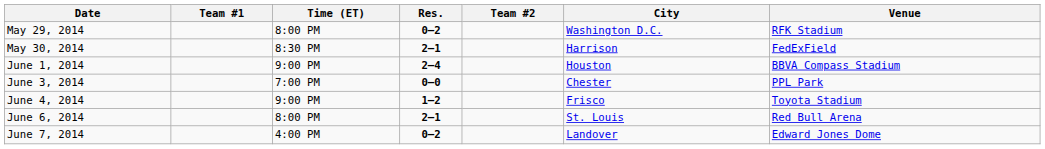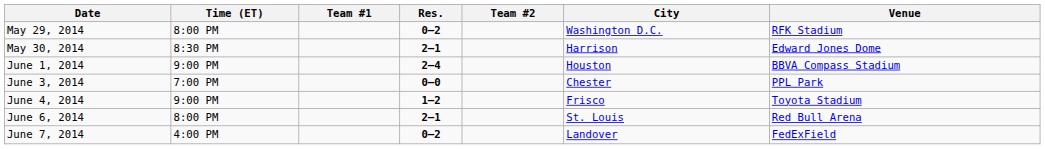columns swapped: (336, 13) <-> (222, 13)
(804, 48) FedExField -> (826, 48) Edward Jones Dome
(826, 135) Edward Jones Dome -> (804, 135) FedExField
